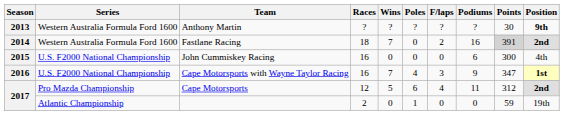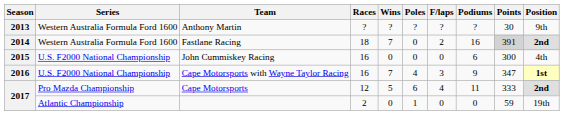(541, 27) bold -> (541, 27) normal
(509, 88) 312 -> (509, 88) 333
